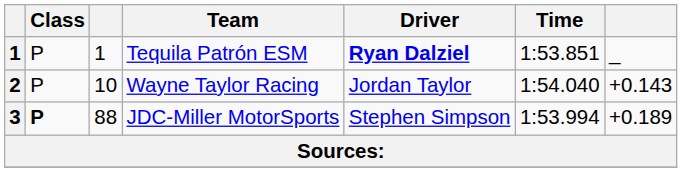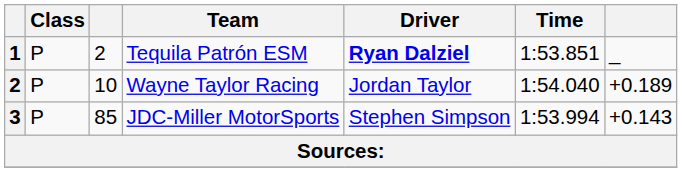(100, 53) 1 -> (100, 53) 2
(641, 85) +0.143 -> (641, 85) +0.189
(37, 118) bold -> (37, 118) normal
(106, 118) 88 -> (106, 118) 85
(641, 118) +0.189 -> (641, 118) +0.143
